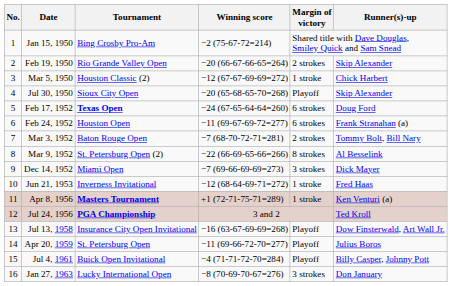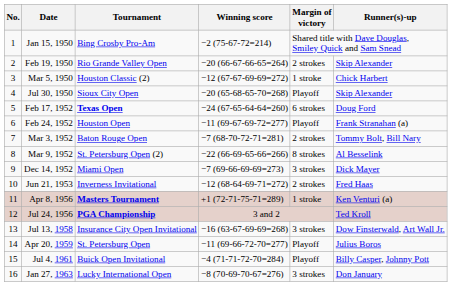(309, 124) 6 strokes -> (306, 124) Playoff
(307, 184) 1 stroke -> (309, 184) 2 strokes
(306, 229) Playoff -> (309, 229) 3 strokes
